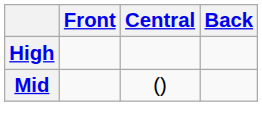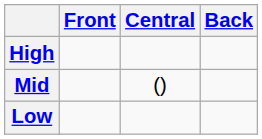+ row: (32, 117)
